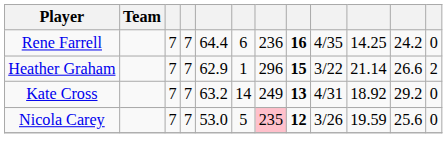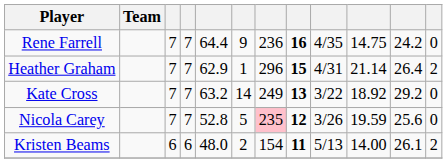(243, 42) 6 -> (243, 42) 9
(368, 42) 14.25 -> (368, 42) 14.75
(328, 68) 3/22 -> (328, 68) 4/31
(408, 68) 26.6 -> (408, 68) 26.4
(328, 94) 4/31 -> (328, 94) 3/22
(214, 119) 53.0 -> (214, 119) 52.8
+ row: (62, 145)
